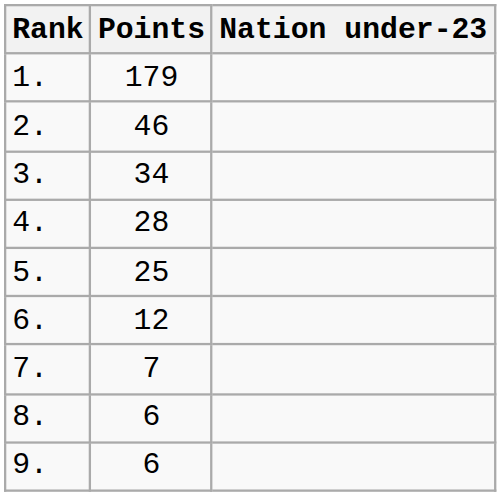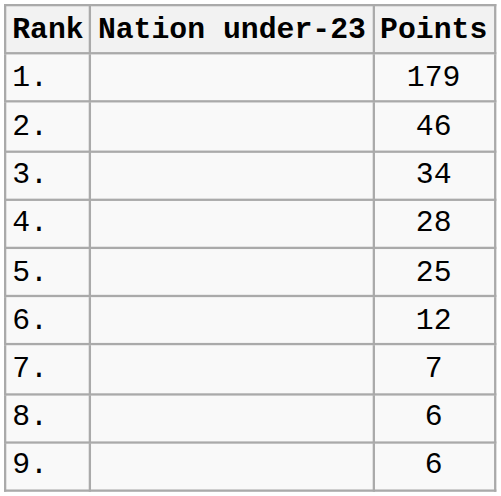columns swapped: (353, 29) <-> (151, 29)
